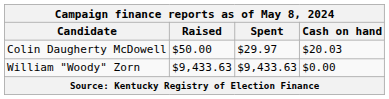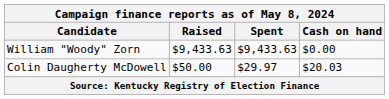rows swapped: (87, 49) <-> (74, 67)
